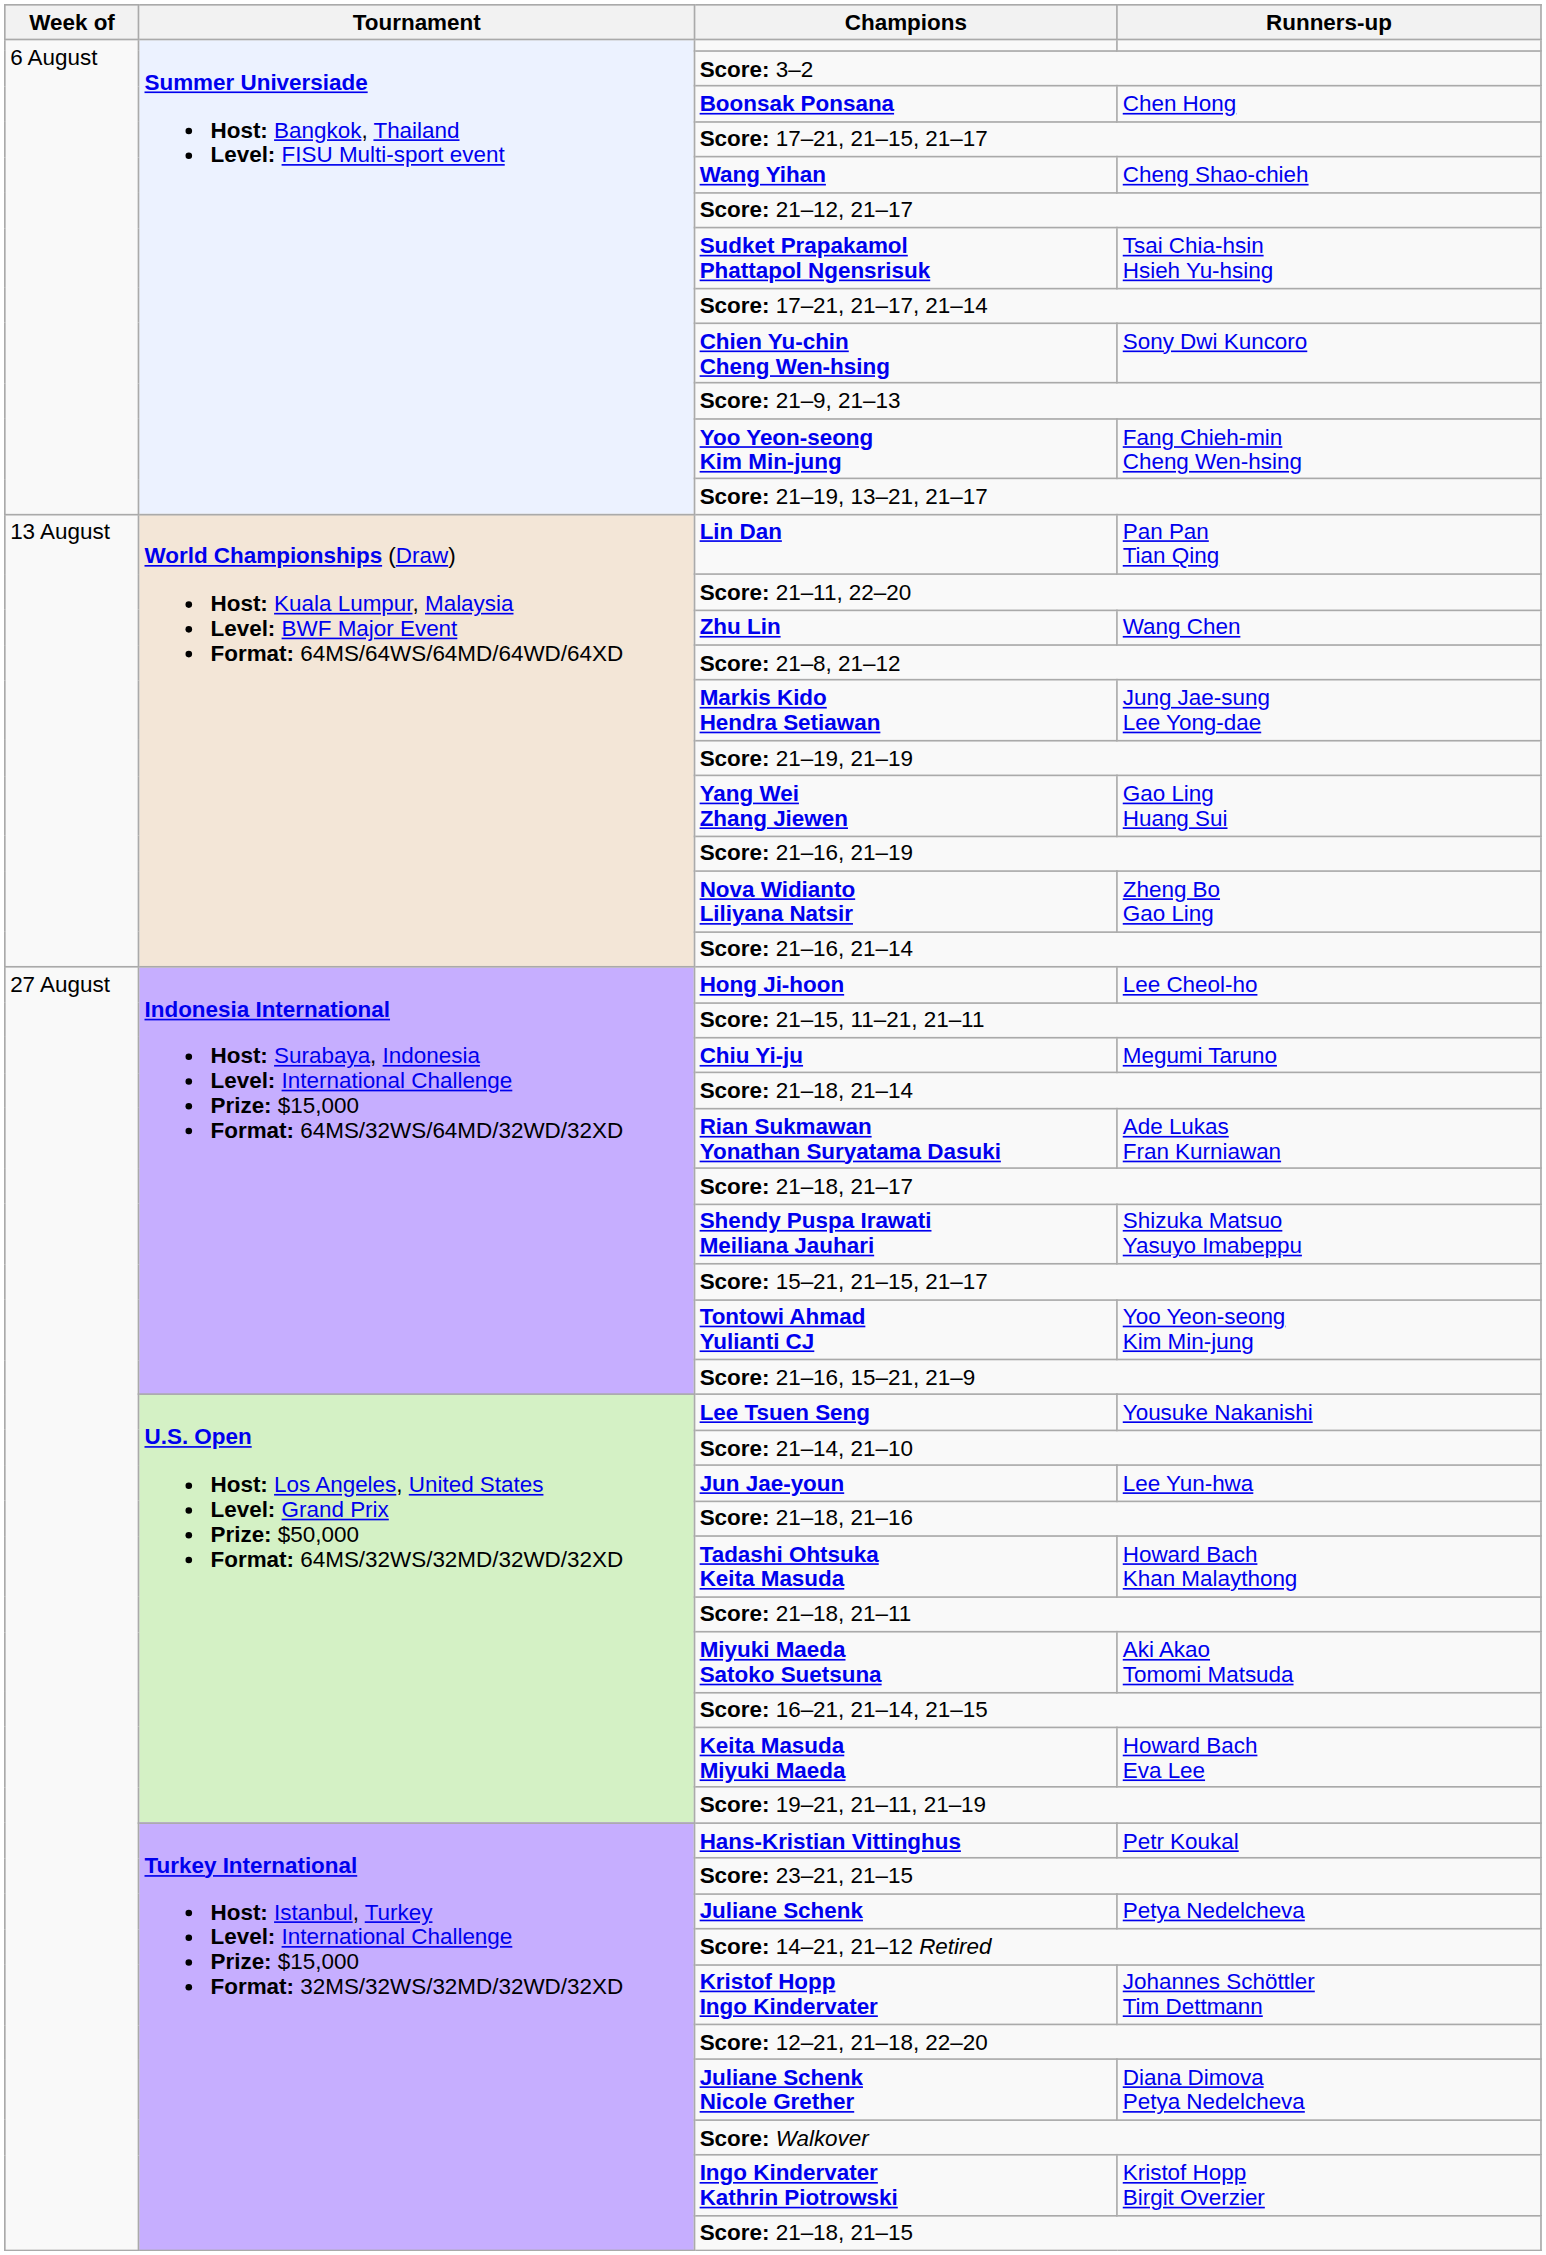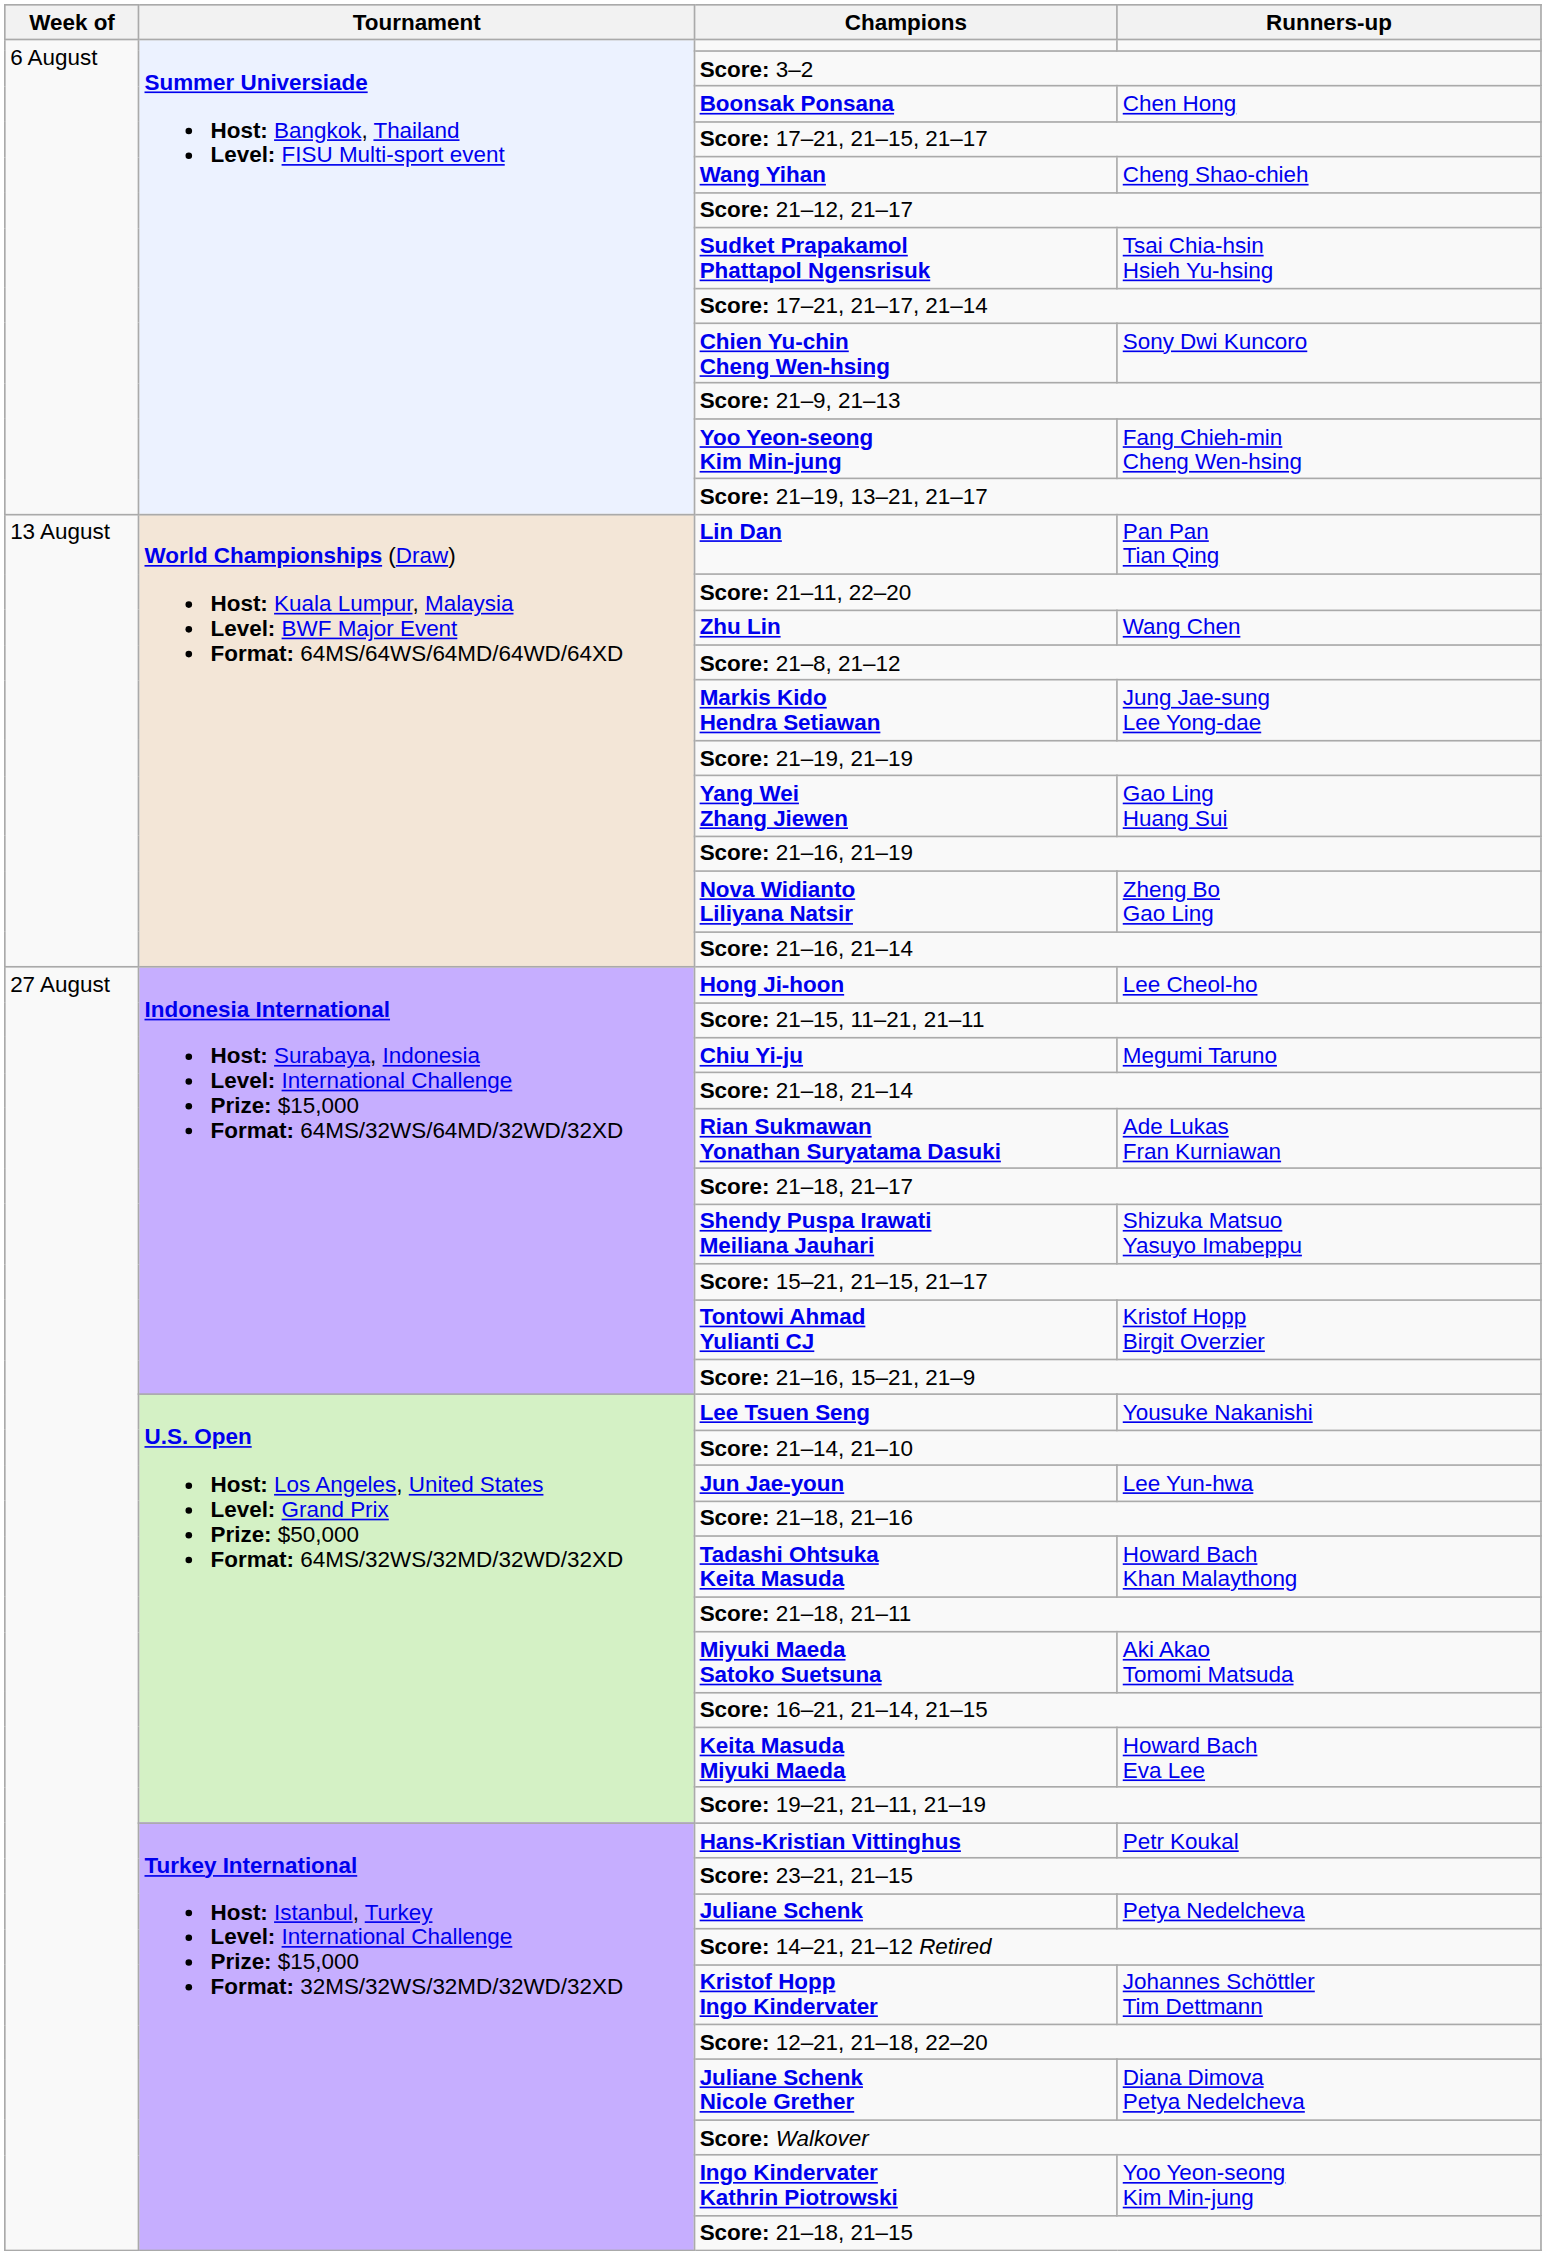(1204, 1329) Yoo Yeon-seong Kim Min-jung -> (1194, 1329) Kristof Hopp Birgit Overzier
(1194, 2185) Kristof Hopp Birgit Overzier -> (1204, 2185) Yoo Yeon-seong Kim Min-jung
